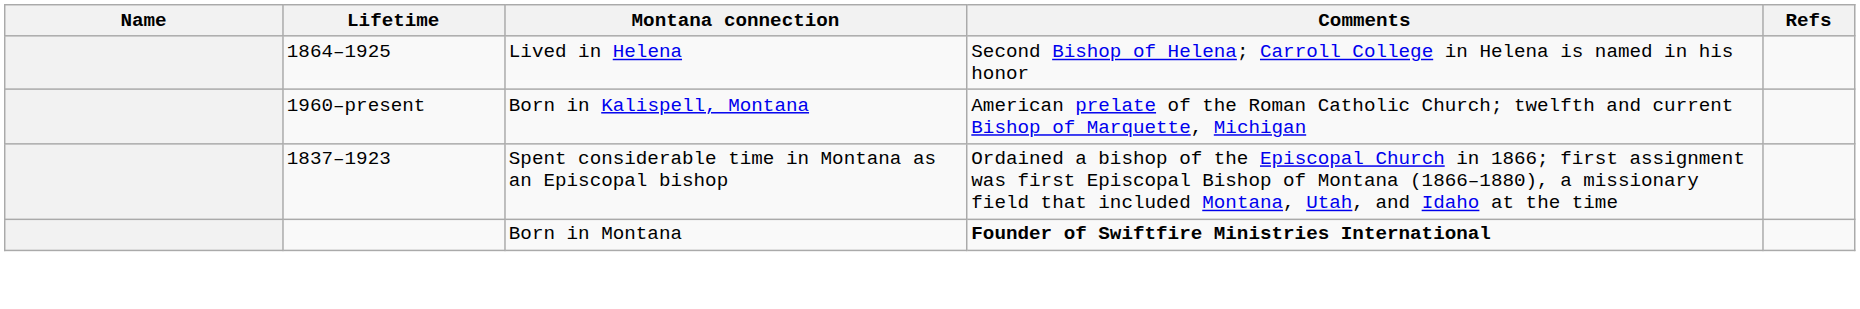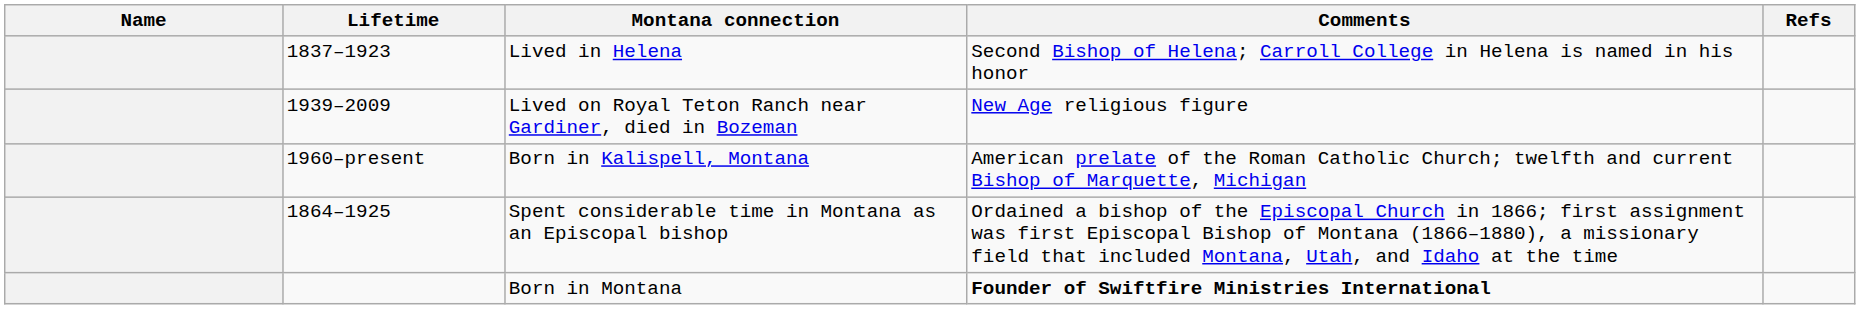(339, 52) 1864–1925 -> (339, 52) 1837–1923
+ row: (688, 116)
(339, 159) 1837–1923 -> (339, 212) 1864–1925
